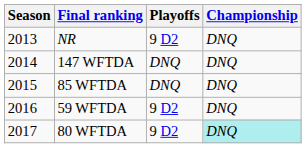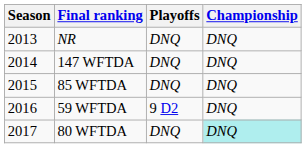(164, 39) 9 D2 -> (165, 39) DNQ
(164, 131) 9 D2 -> (165, 131) DNQ
